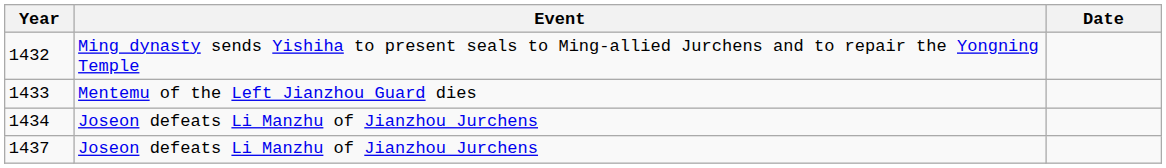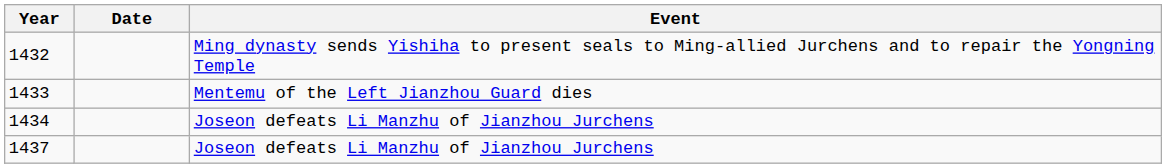columns swapped: (1104, 19) <-> (560, 19)
